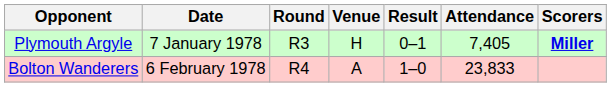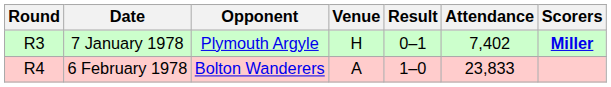columns swapped: (299, 17) <-> (73, 17)
(490, 43) 7,405 -> (490, 43) 7,402
